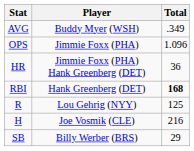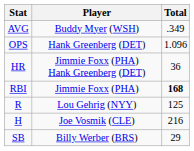(97, 45) Jimmie Foxx (PHA) -> (97, 45) Hank Greenberg (DET)
(97, 89) Hank Greenberg (DET) -> (97, 89) Jimmie Foxx (PHA)
